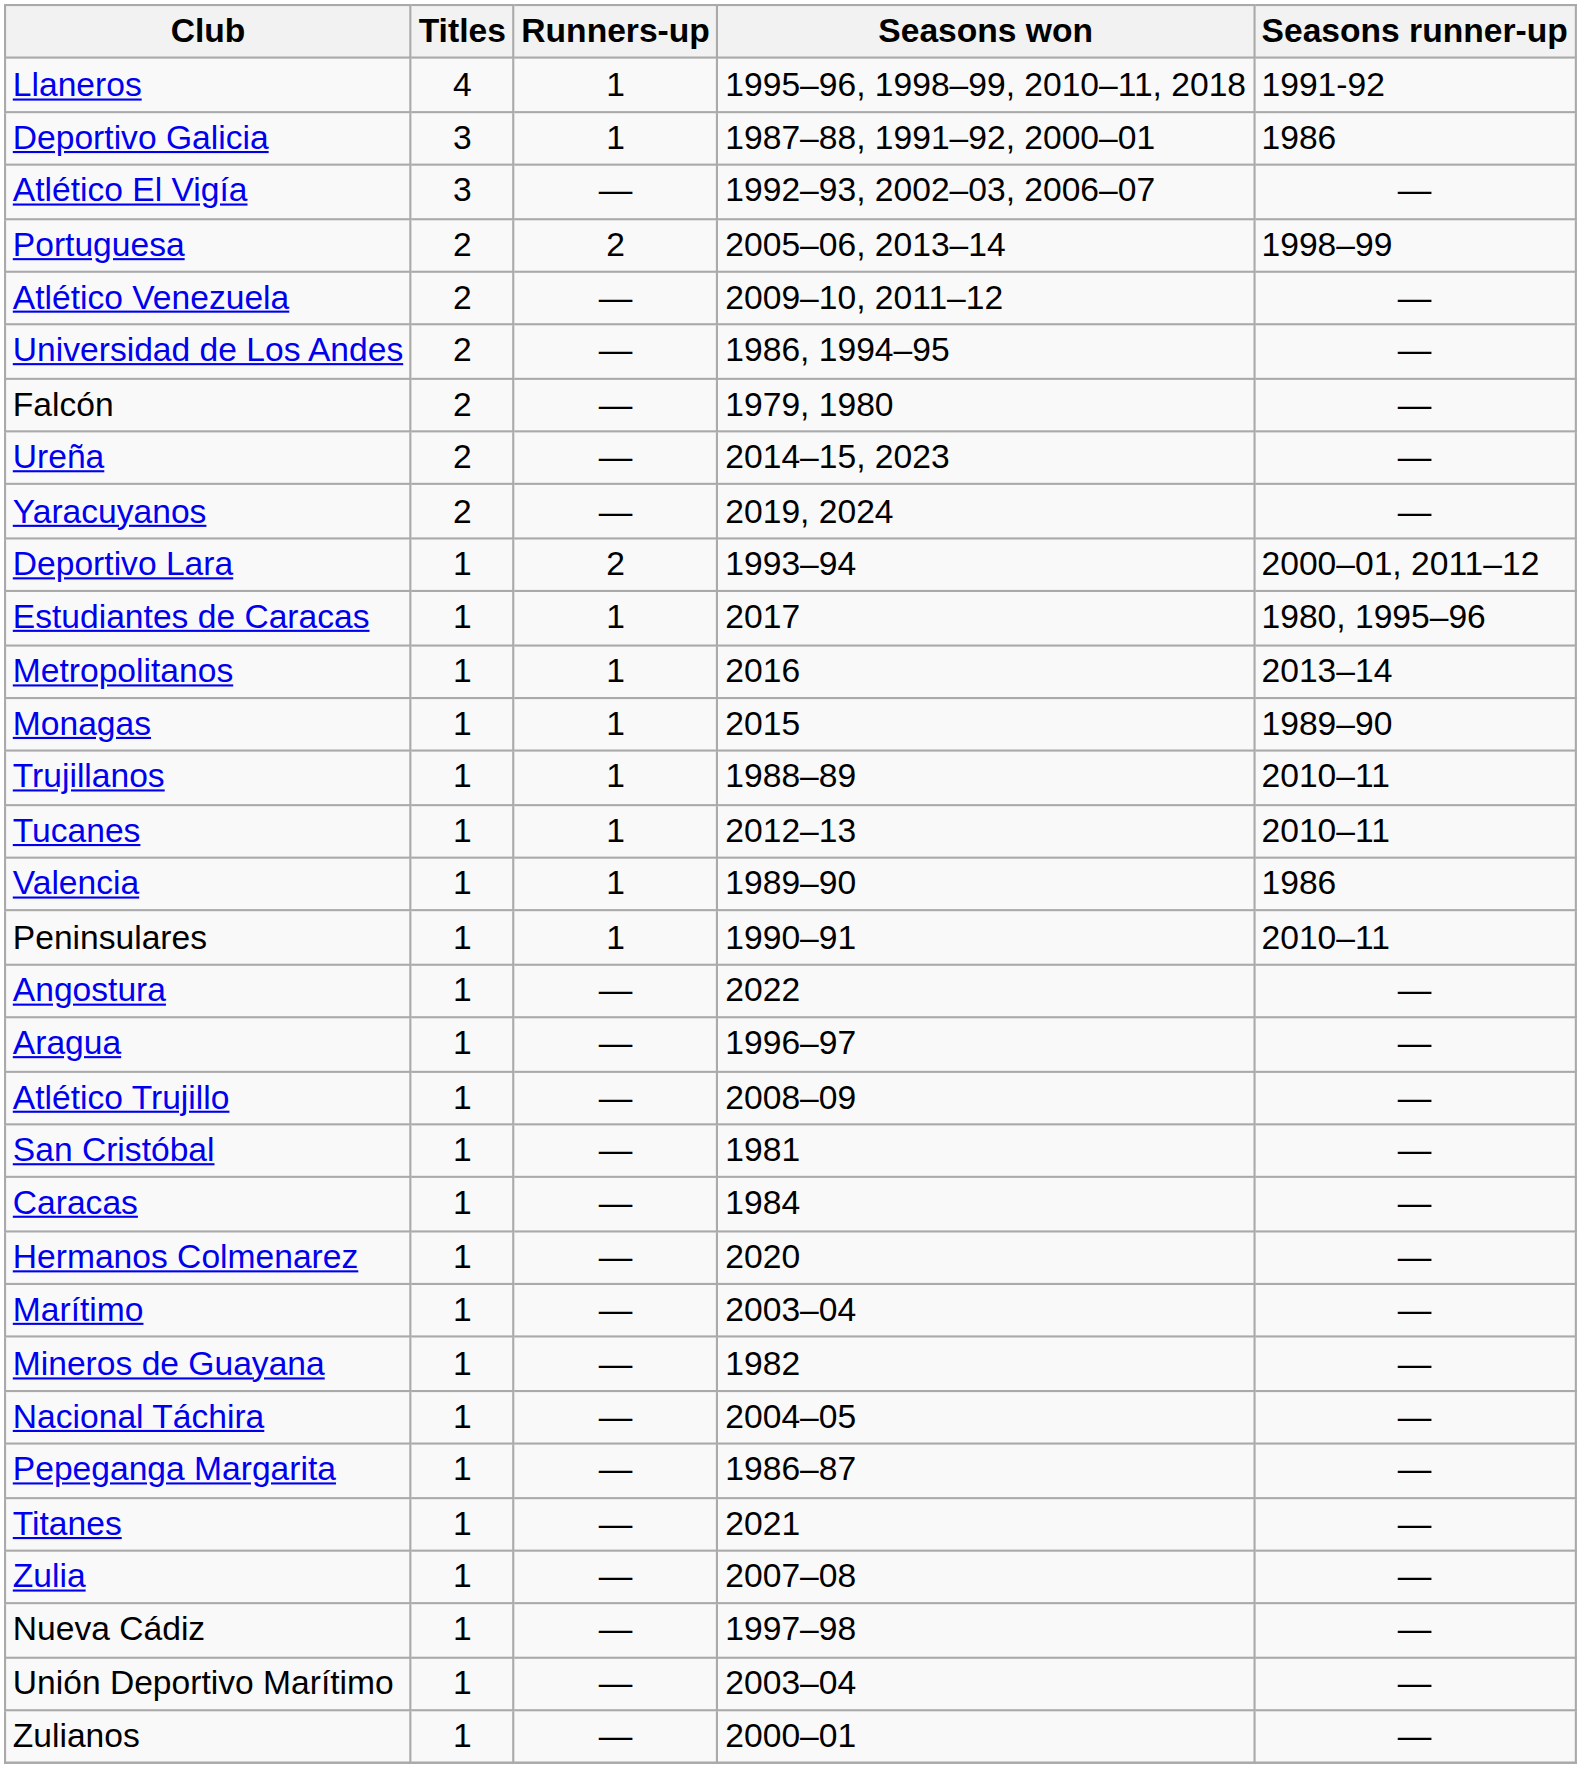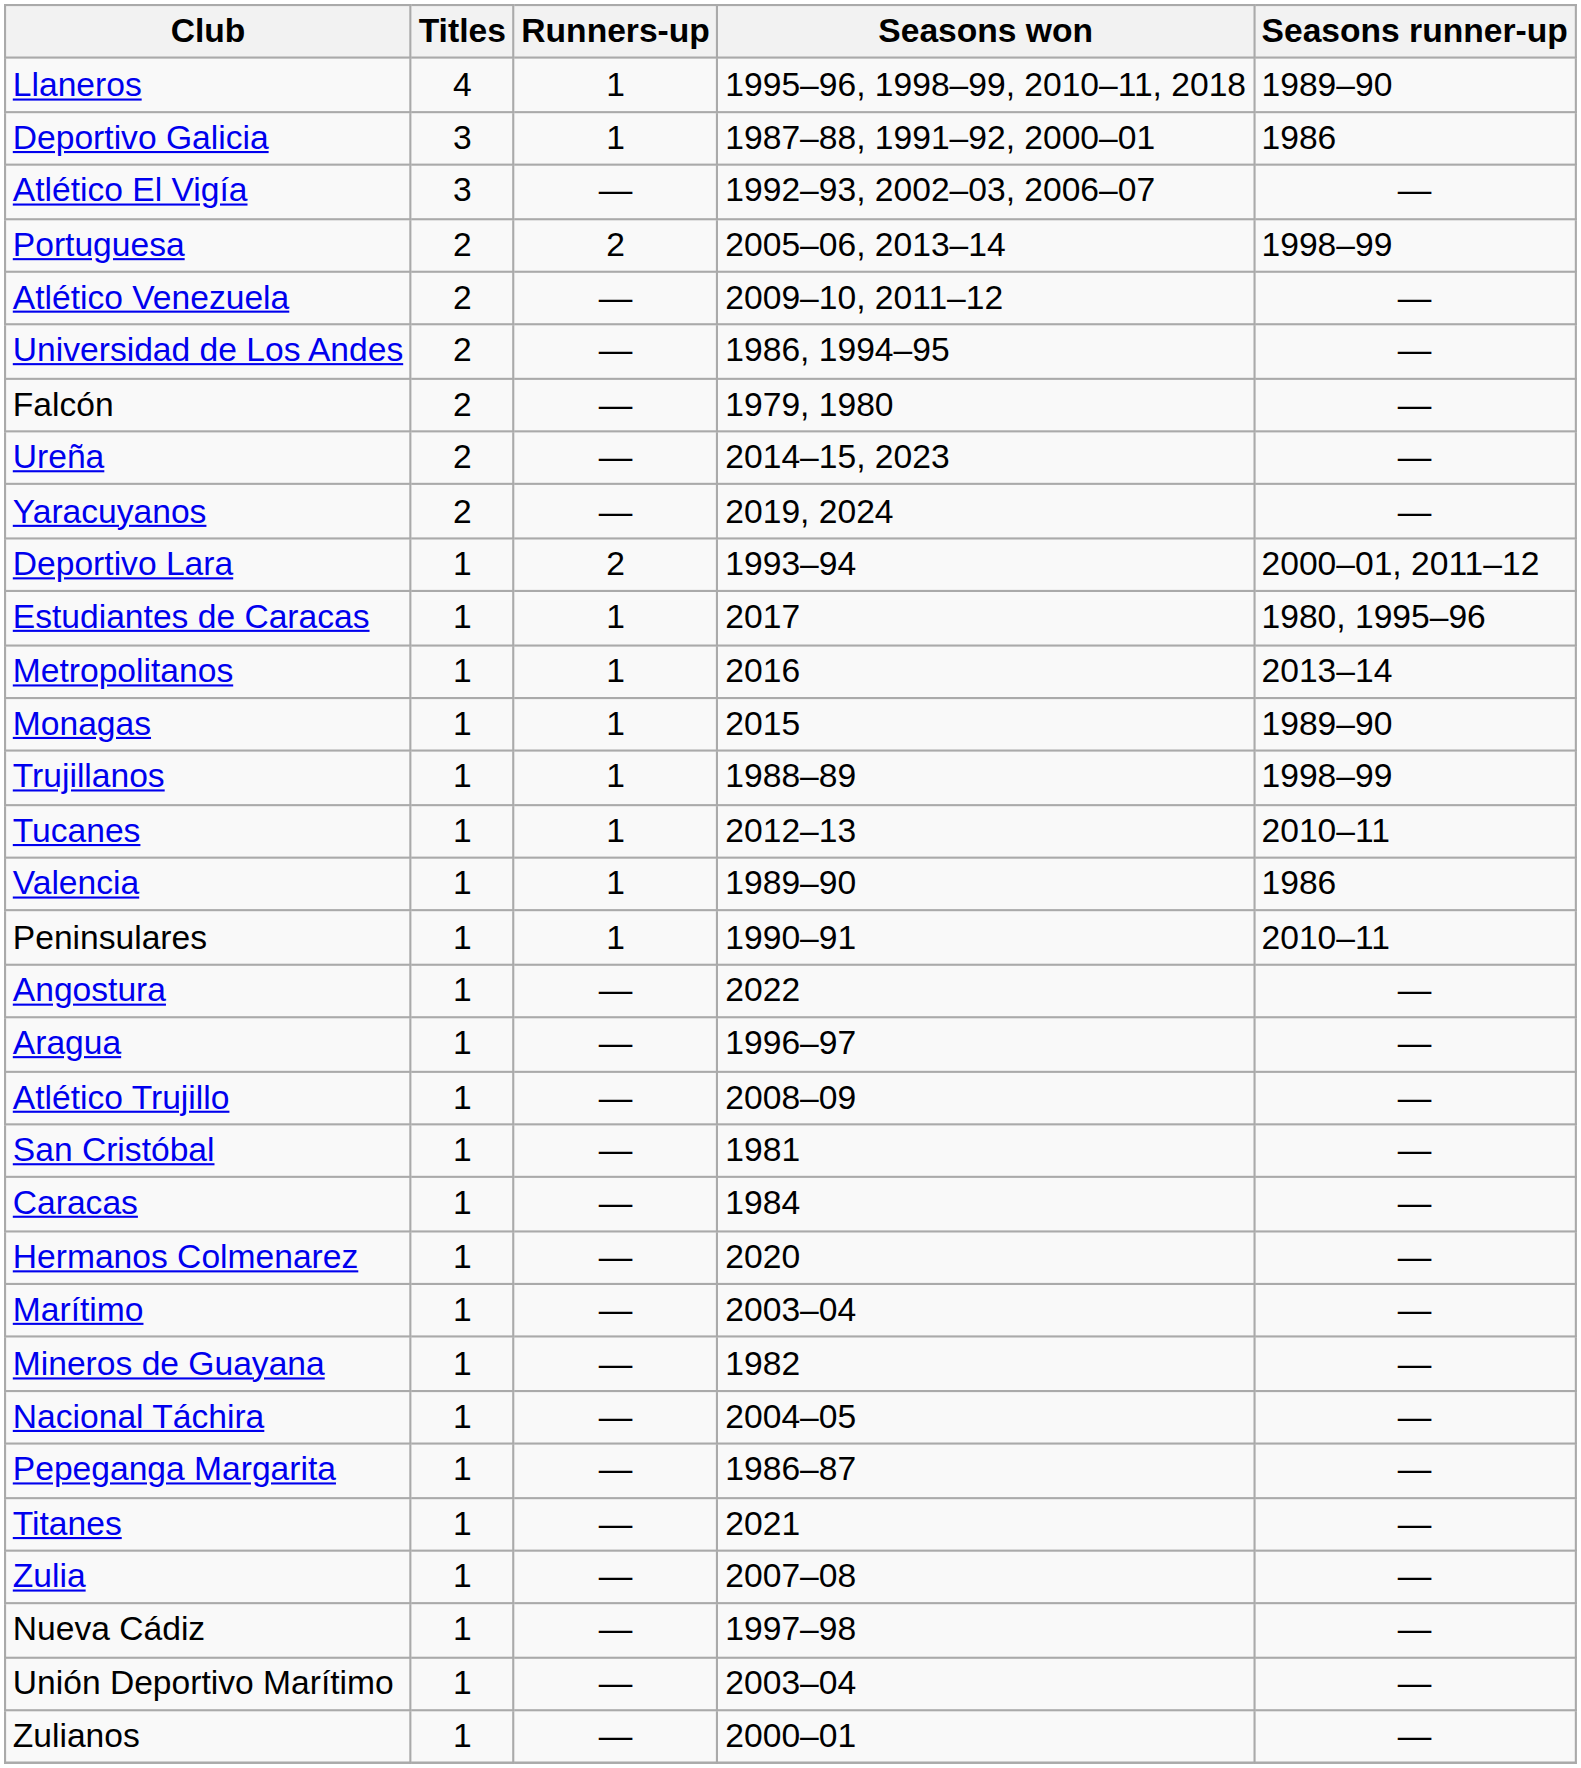(1323, 84) 1991-92 -> (1327, 84) 1989–90
(1326, 777) 2010–11 -> (1327, 777) 1998–99
